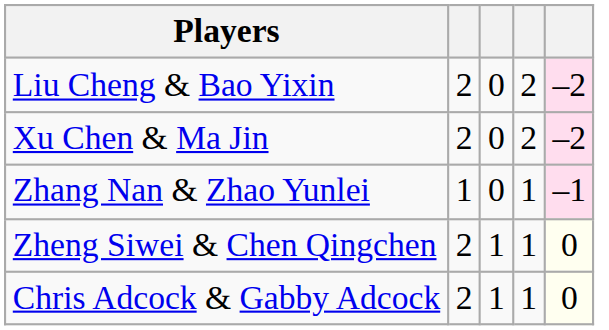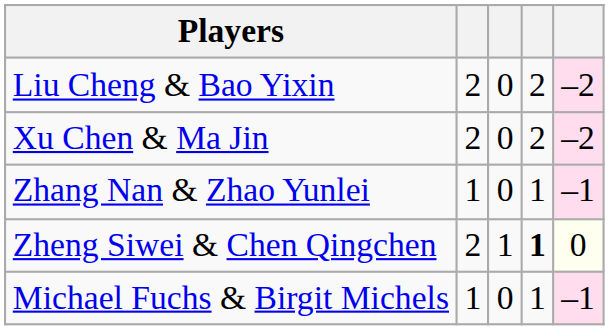(529, 244) normal -> (537, 244) bold
- row: (227, 297)
+ row: (231, 297)
